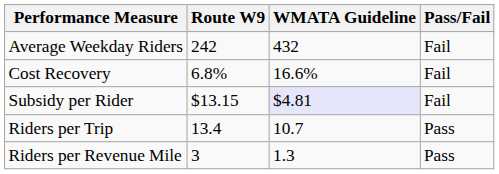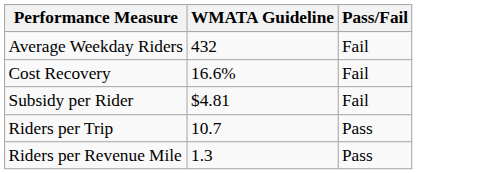- column: (228, 18)
(293, 100) lavender background -> (210, 100) no background
